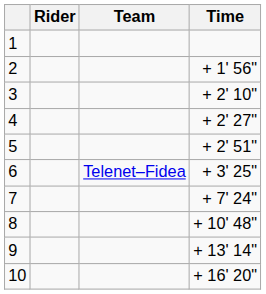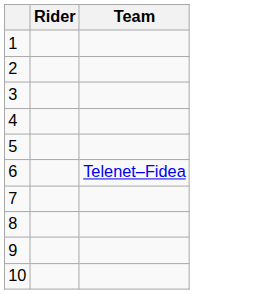- column: (225, 17)
